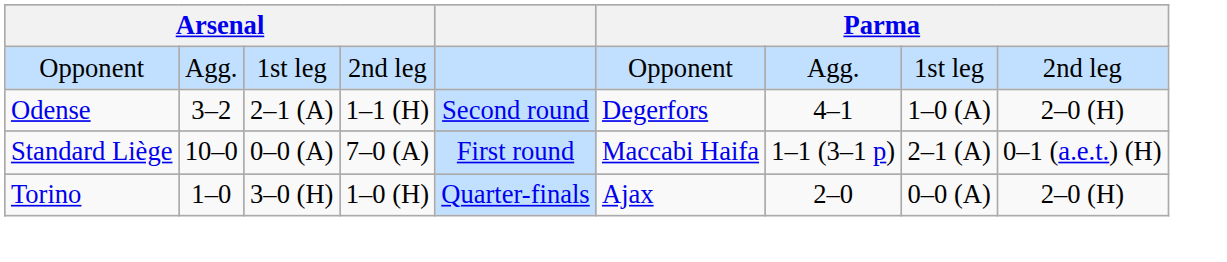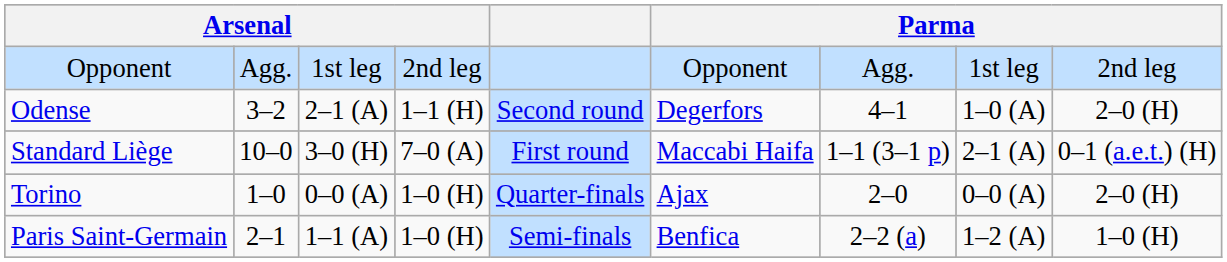(292, 151) 0–0 (A) -> (346, 151) 3–0 (H)
(292, 194) 3–0 (H) -> (346, 194) 0–0 (A)
+ row: (119, 236)
